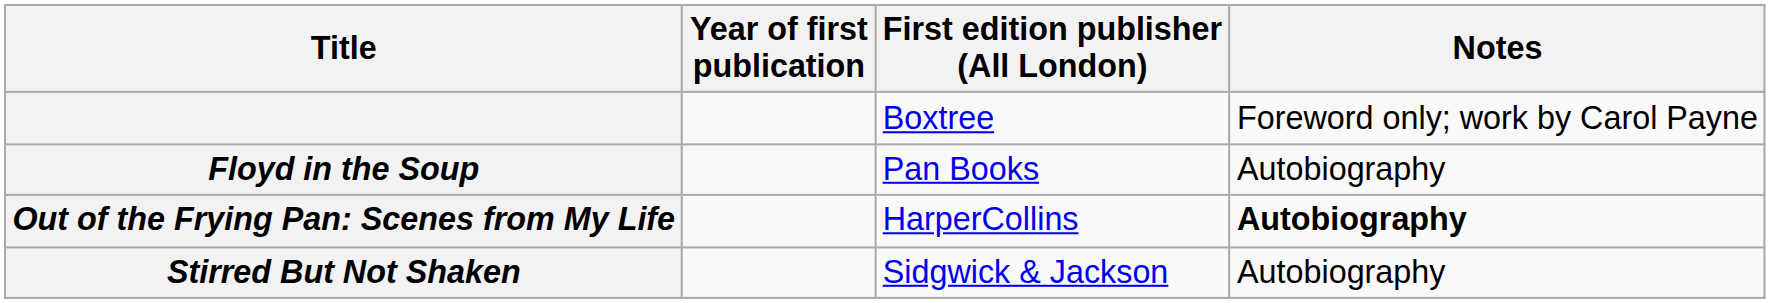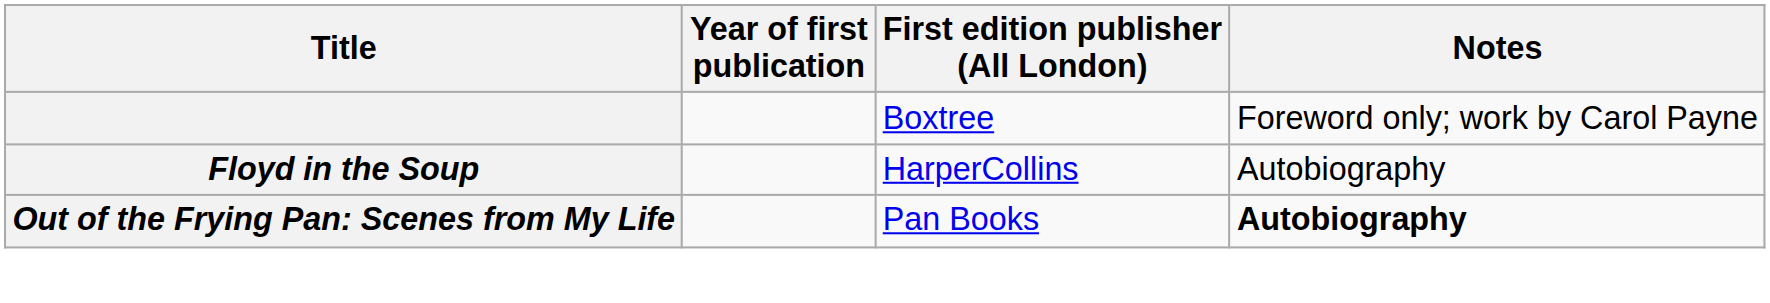(961, 169) Pan Books -> (981, 169) HarperCollins
(981, 220) HarperCollins -> (961, 220) Pan Books
- row: (344, 271)
